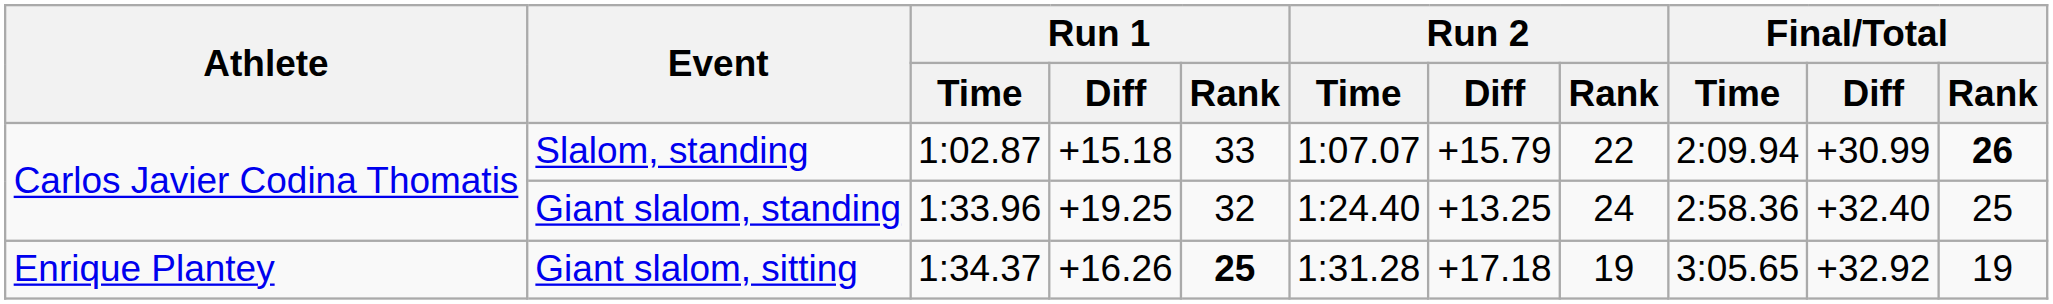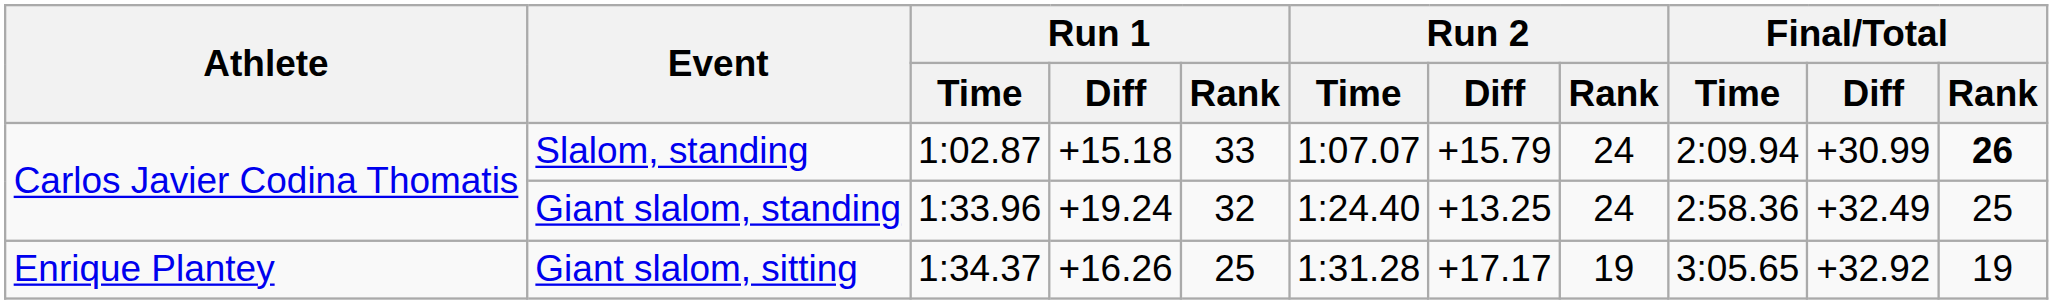(1614, 151) 22 -> (1614, 151) 24
(1116, 209) +19.25 -> (1116, 209) +19.24
(1873, 209) +32.40 -> (1873, 209) +32.49
(1235, 268) bold -> (1235, 268) normal
(1494, 268) +17.18 -> (1494, 268) +17.17
